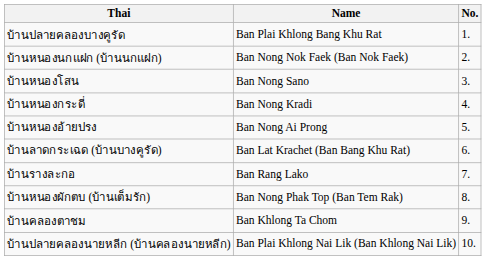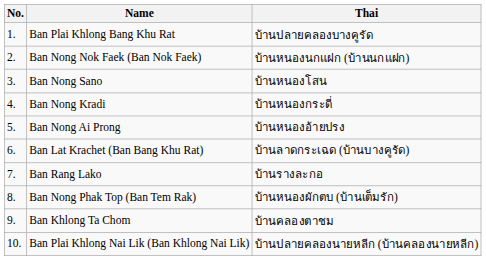columns swapped: (470, 13) <-> (119, 13)
